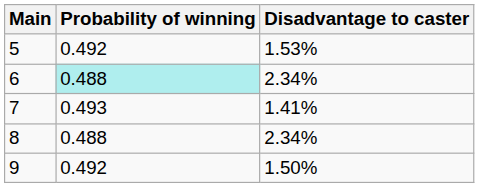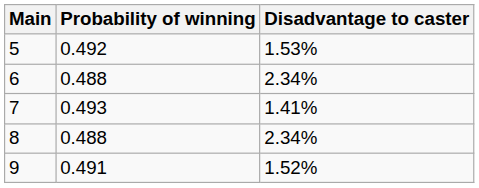(84, 78) paleturquoise background -> (84, 78) no background
(84, 167) 0.492 -> (84, 167) 0.491
(291, 167) 1.50% -> (291, 167) 1.52%
